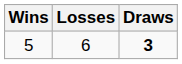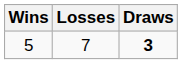(86, 44) 6 -> (86, 44) 7
